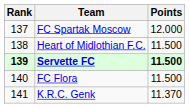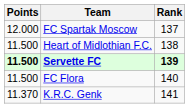columns swapped: (19, 12) <-> (166, 12)
